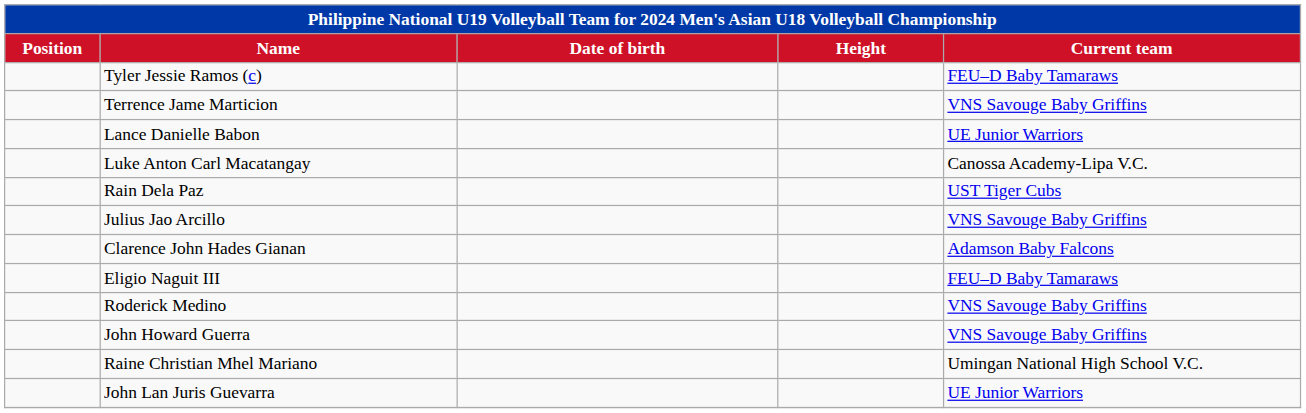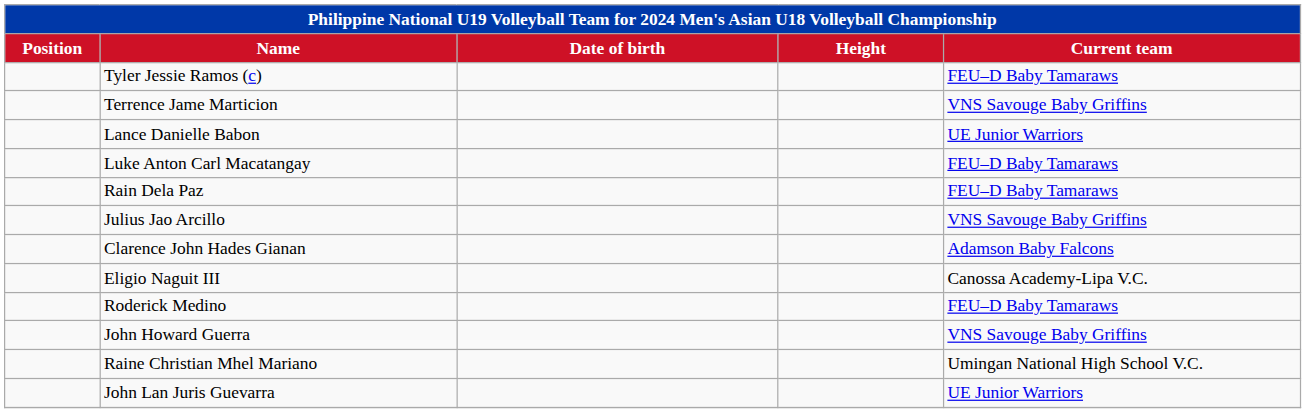(1048, 162) Canossa Academy-Lipa V.C. -> (1033, 162) FEU–D Baby Tamaraws
(1004, 191) UST Tiger Cubs -> (1033, 191) FEU–D Baby Tamaraws
(1033, 277) FEU–D Baby Tamaraws -> (1048, 277) Canossa Academy-Lipa V.C.
(1047, 306) VNS Savouge Baby Griffins -> (1033, 306) FEU–D Baby Tamaraws
